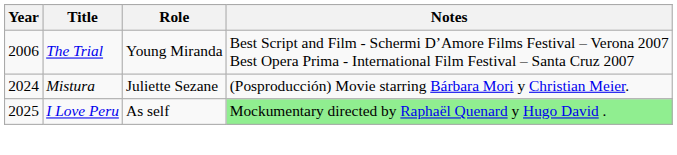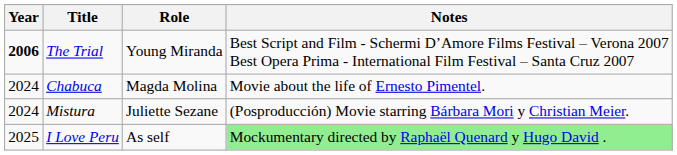(24, 52) normal -> (24, 52) bold
+ row: (74, 86)
